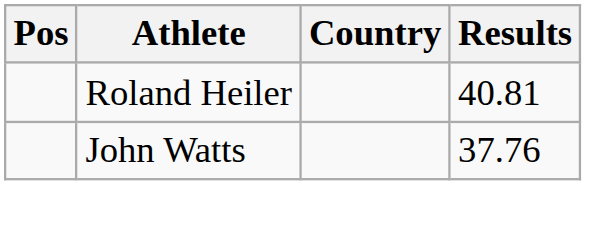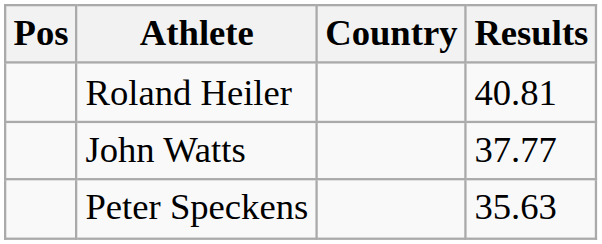(499, 149) 37.76 -> (516, 149) 37.77
+ row: (197, 207)
